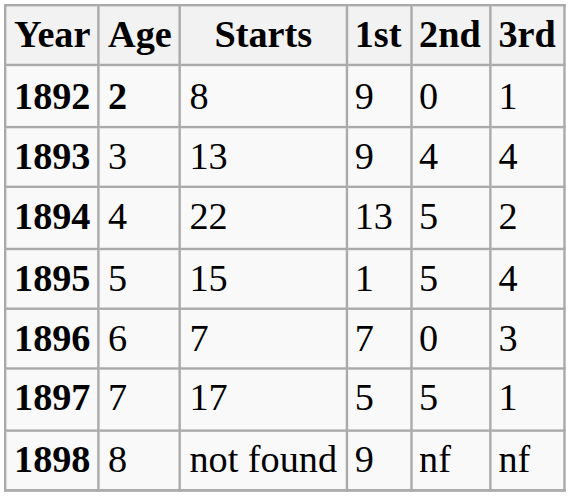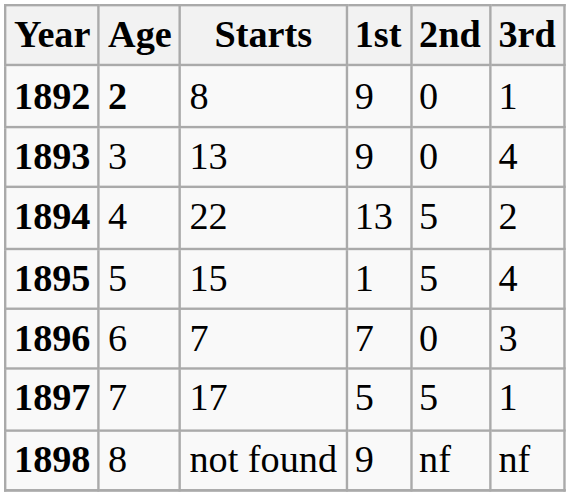(429, 156) 4 -> (429, 156) 0
